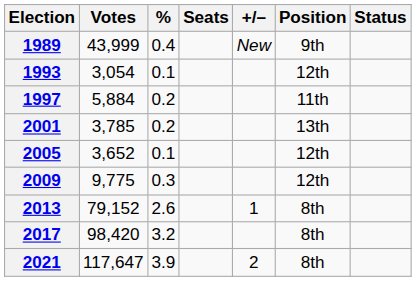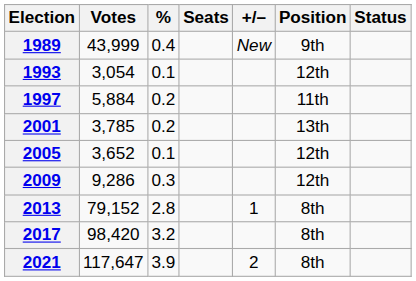(113, 180) 9,775 -> (113, 180) 9,286
(163, 208) 2.6 -> (163, 208) 2.8
